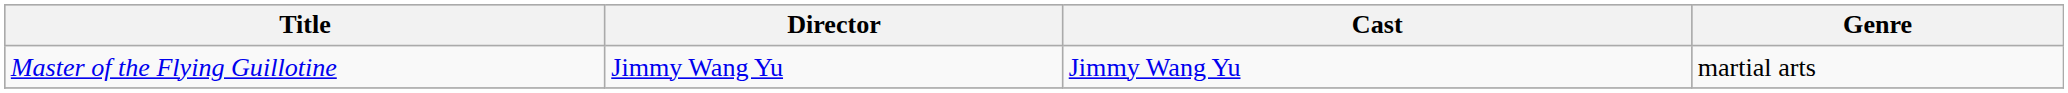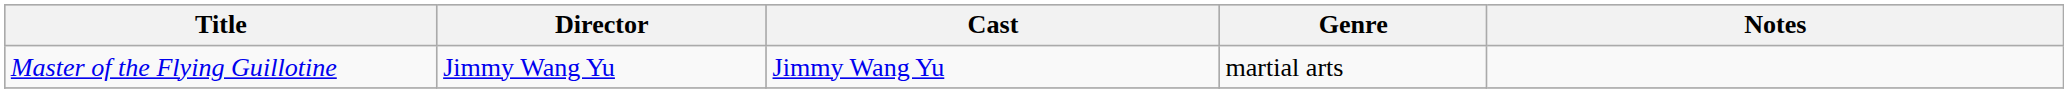+ column: (1775, 25)
